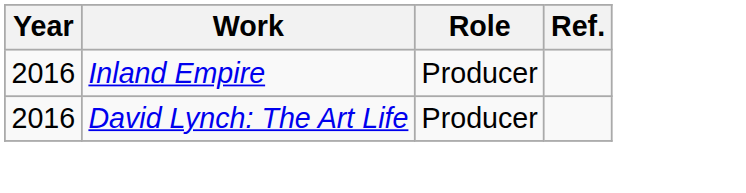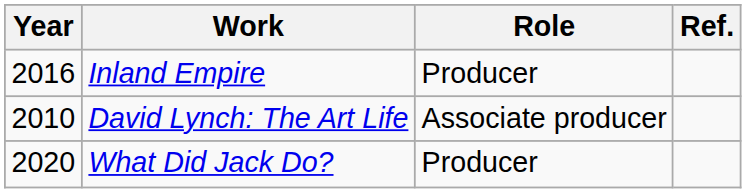(43, 118) 2016 -> (43, 118) 2010
(480, 118) Producer -> (544, 118) Associate producer
+ row: (211, 163)
